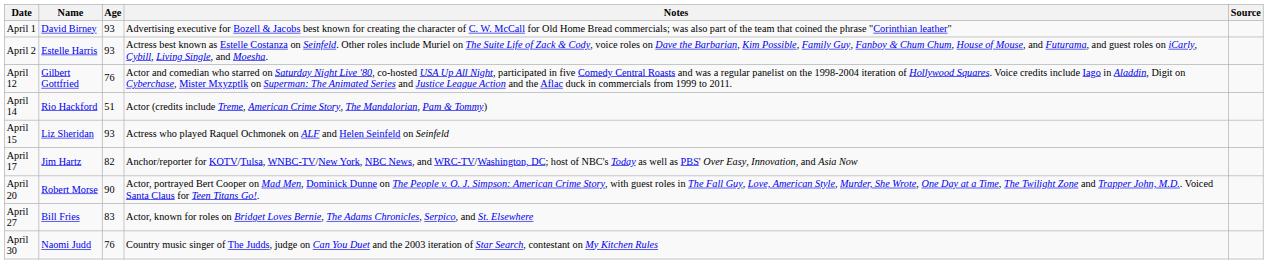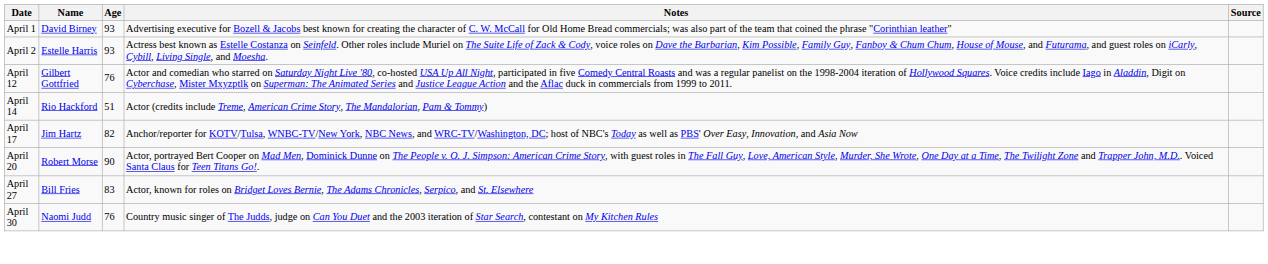- row: (17, 134)
